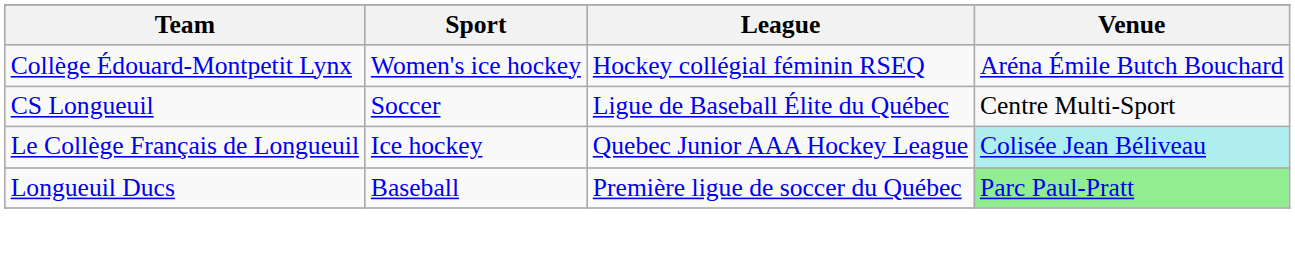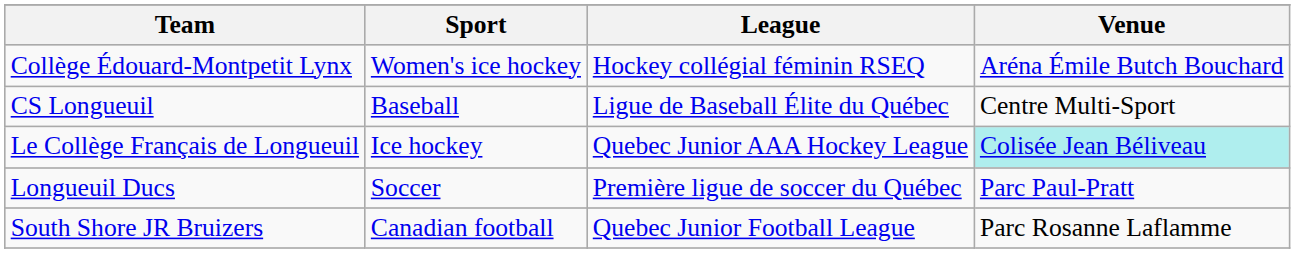(406, 106) Soccer -> (415, 106) Baseball
(415, 187) Baseball -> (406, 187) Soccer
(1057, 187) lightgreen background -> (1057, 187) no background
+ row: (137, 227)
